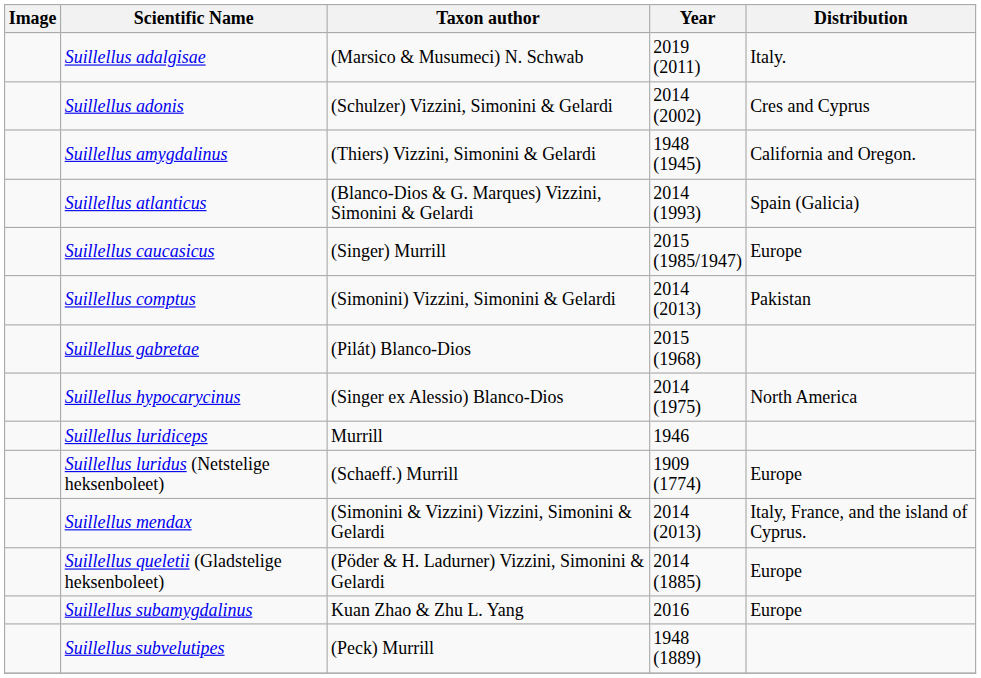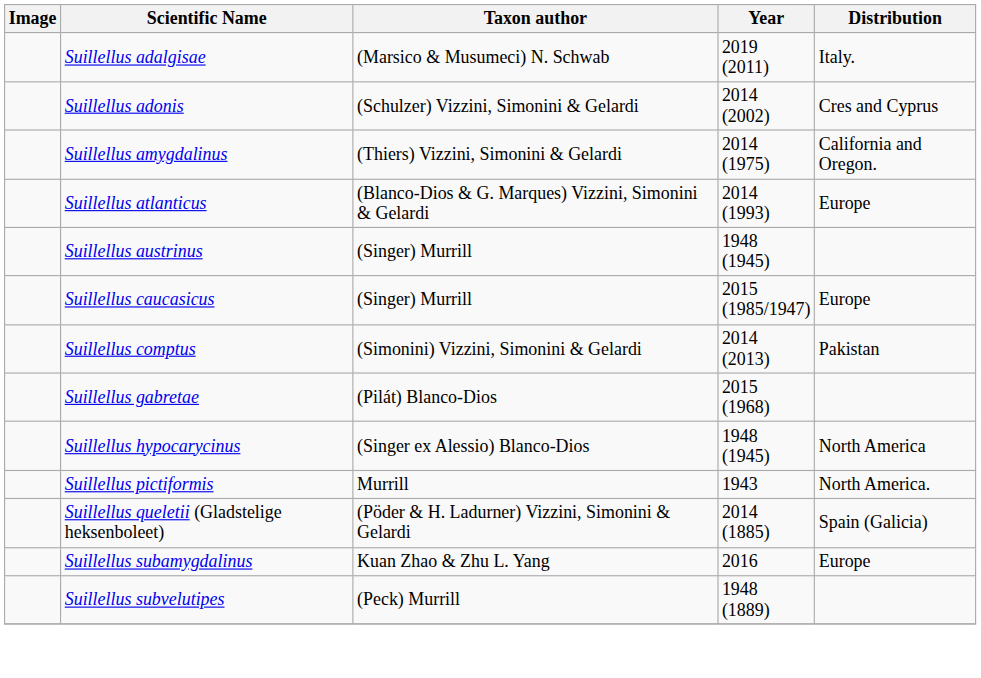(677, 154) 1948 (1945) -> (746, 154) 2014 (1975)
(805, 202) Spain (Galicia) -> (845, 202) Europe
+ row: (134, 251)
(677, 397) 2014 (1975) -> (746, 445) 1948 (1945)
- row: (136, 435)
- row: (167, 474)
- row: (128, 522)
+ row: (139, 484)
(776, 571) Europe -> (873, 522) Spain (Galicia)
